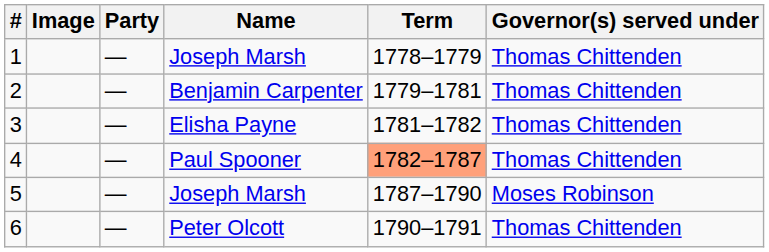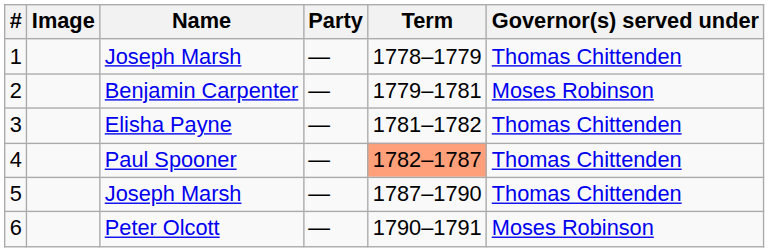columns swapped: (266, 21) <-> (132, 21)
(587, 90) Thomas Chittenden -> (573, 90) Moses Robinson
(573, 194) Moses Robinson -> (587, 194) Thomas Chittenden
(587, 228) Thomas Chittenden -> (573, 228) Moses Robinson
